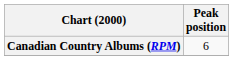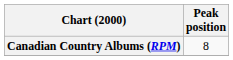(206, 45) 6 -> (206, 45) 8
